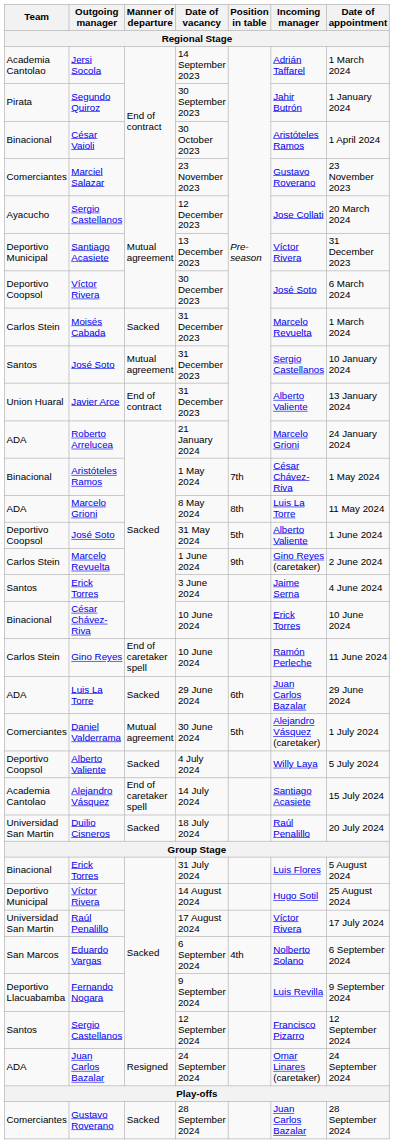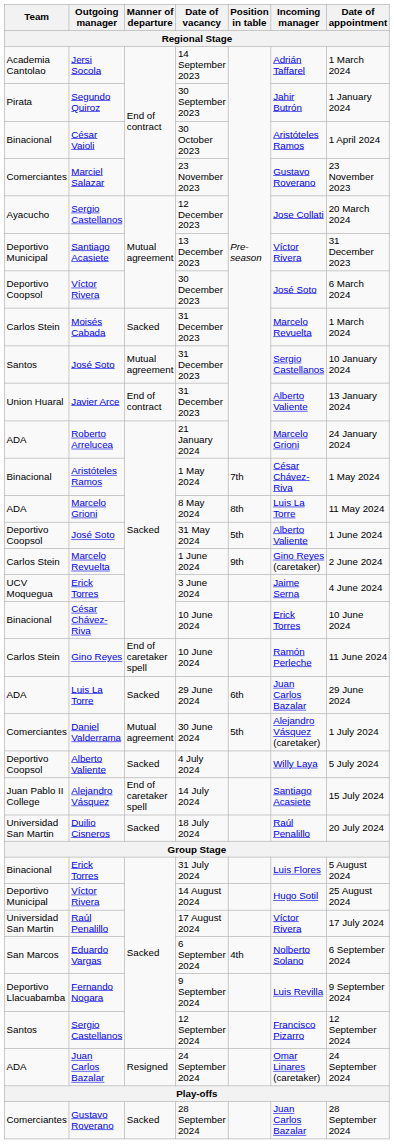(22, 588) Santos -> (30, 588) UCV Moquegua
(28, 796) Academia Cantolao -> (35, 796) Juan Pablo II College
